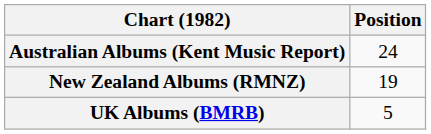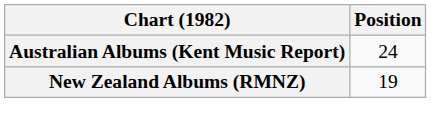- row: (177, 112)
